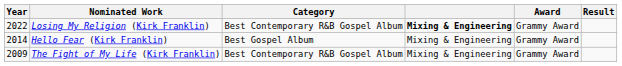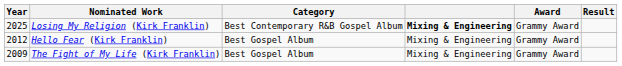(17, 26) 2022 -> (17, 26) 2025
(17, 40) 2014 -> (17, 40) 2012
(314, 54) Best Contemporary R&B Gospel Album -> (269, 54) Best Gospel Album
